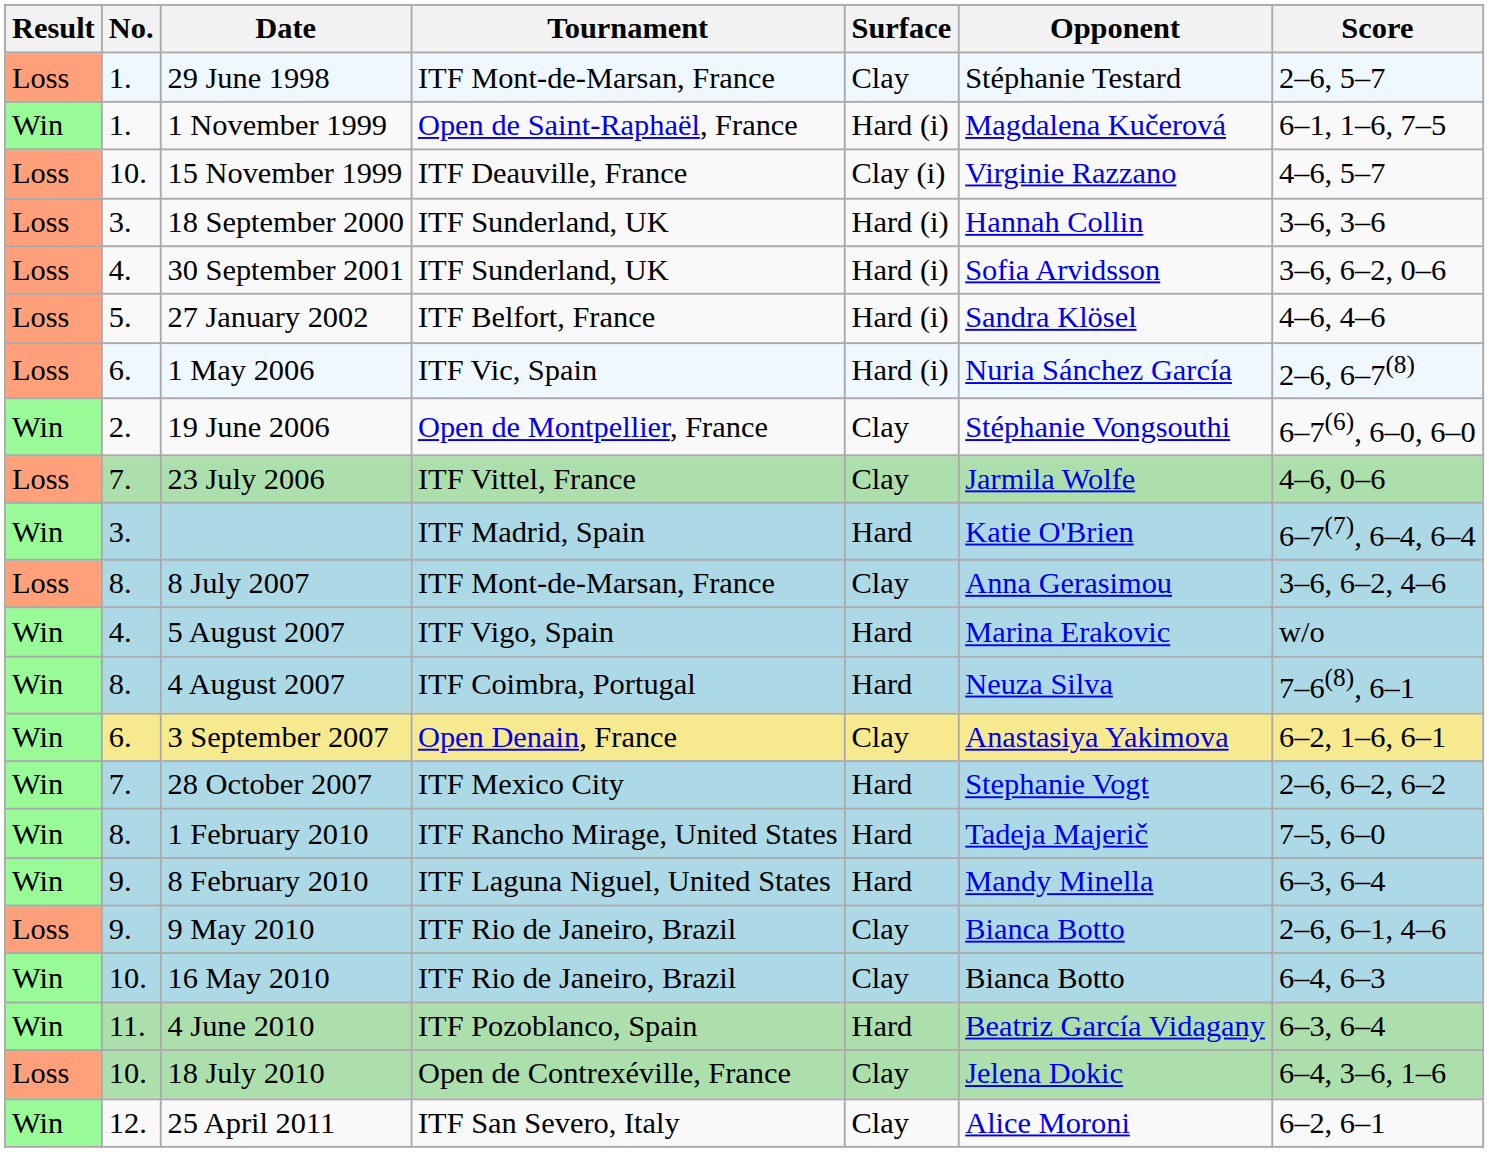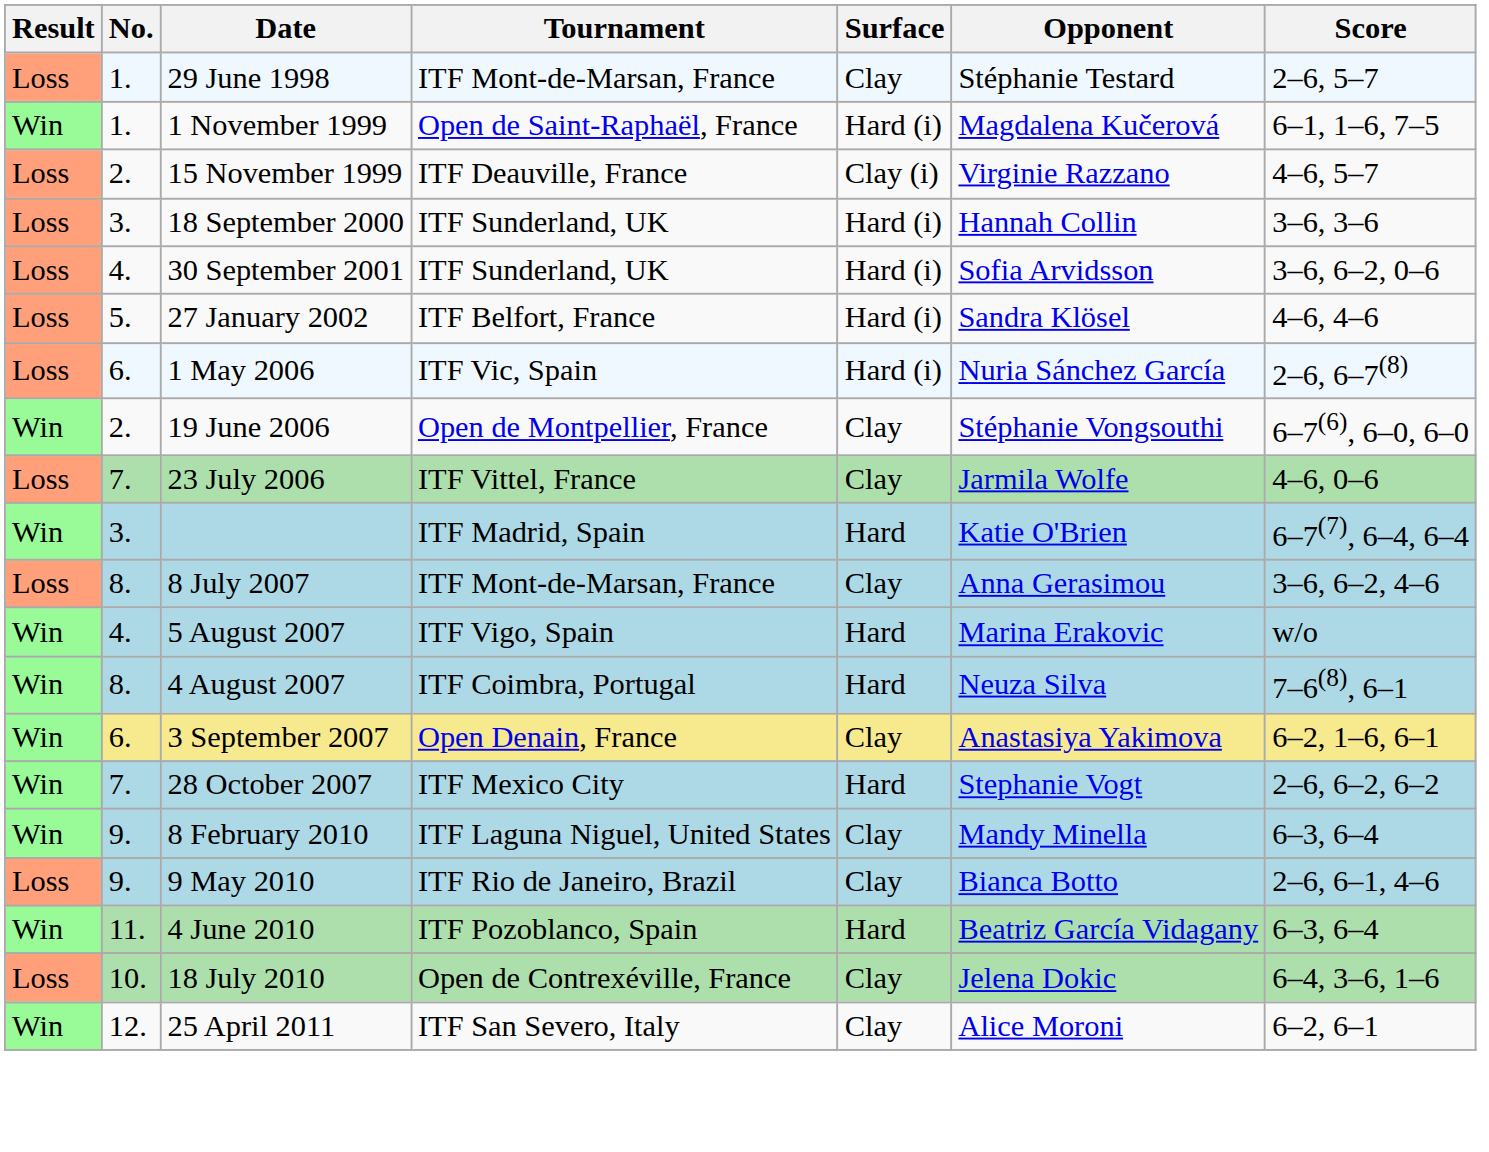(128, 173) 10. -> (120, 173) 2.
- row: (268, 832)
(882, 881) Hard -> (874, 832) Clay
- row: (249, 977)
